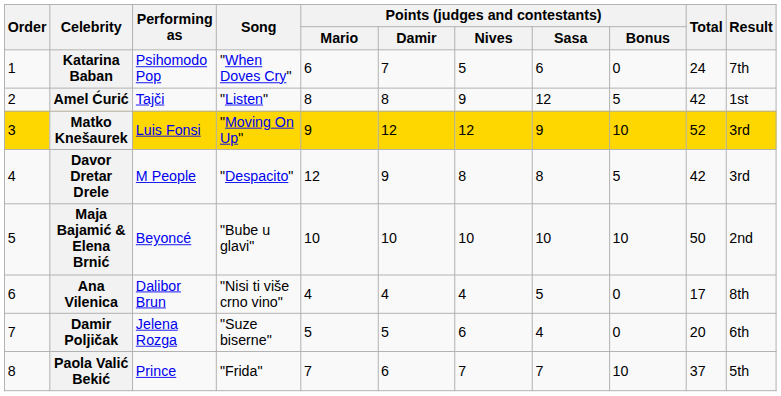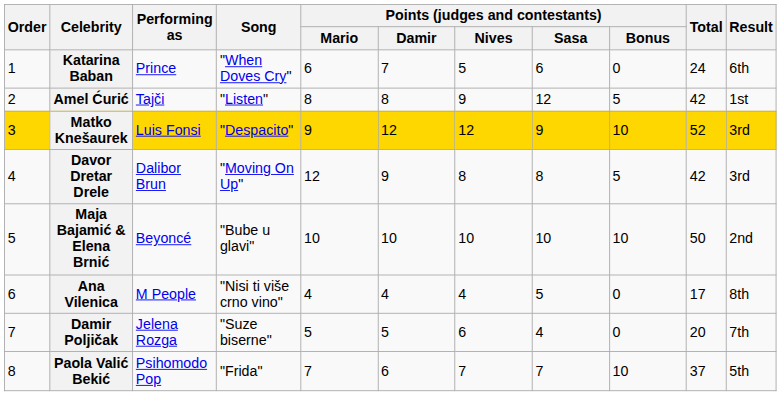(171, 68) Psihomodo Pop -> (156, 68) Prince
(739, 68) 7th -> (739, 68) 6th
(257, 130) "Moving On Up" -> (257, 130) "Despacito"
(166, 176) M People -> (158, 176) Dalibor Brun
(257, 176) "Despacito" -> (257, 176) "Moving On Up"
(158, 294) Dalibor Brun -> (166, 294) M People
(739, 332) 6th -> (739, 332) 7th
(156, 371) Prince -> (171, 371) Psihomodo Pop
